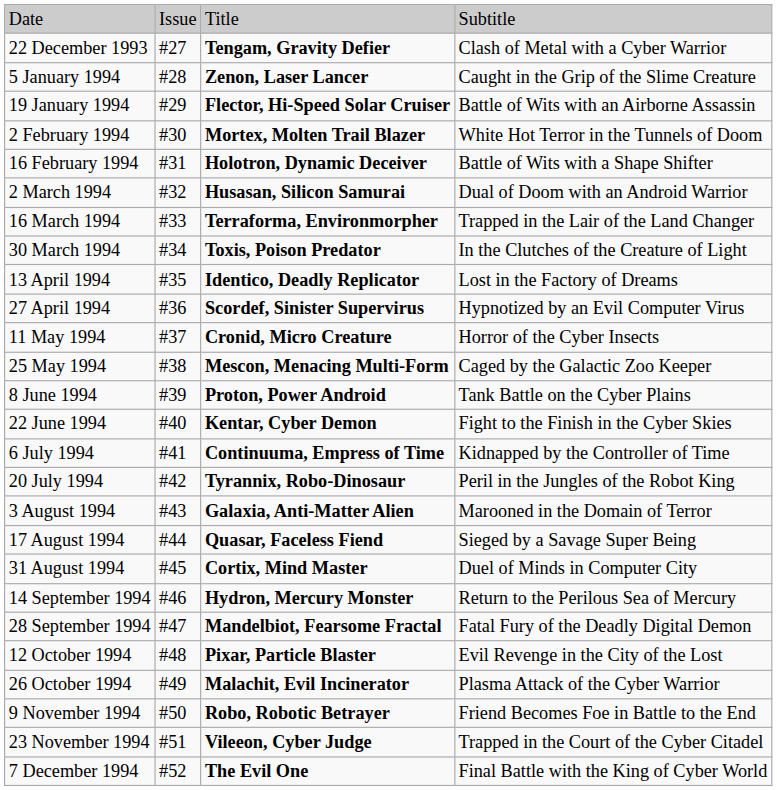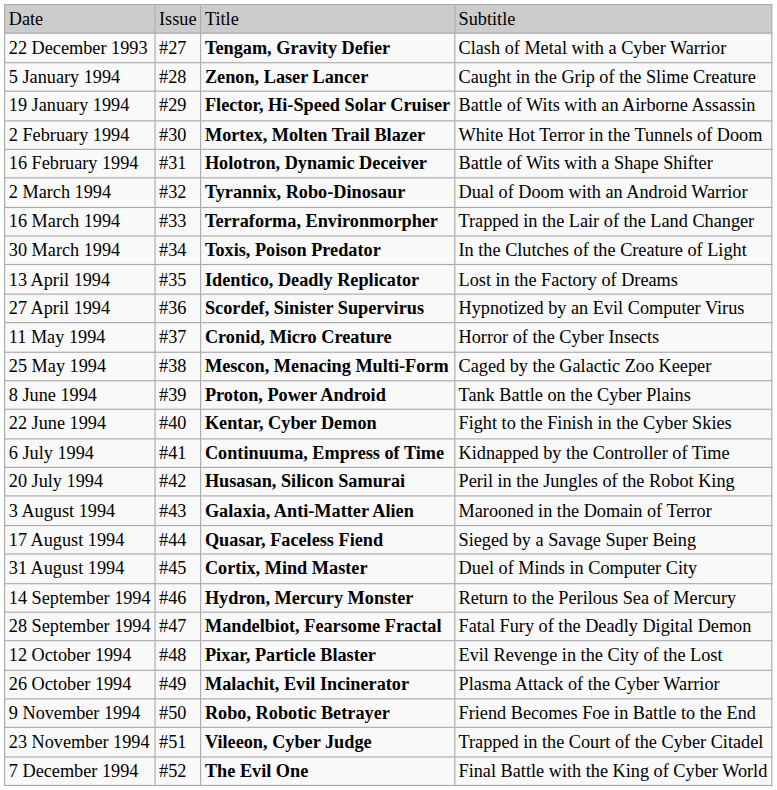(305, 192) Husasan, Silicon Samurai -> (305, 192) Tyrannix, Robo-Dinosaur
(305, 481) Tyrannix, Robo-Dinosaur -> (305, 481) Husasan, Silicon Samurai
